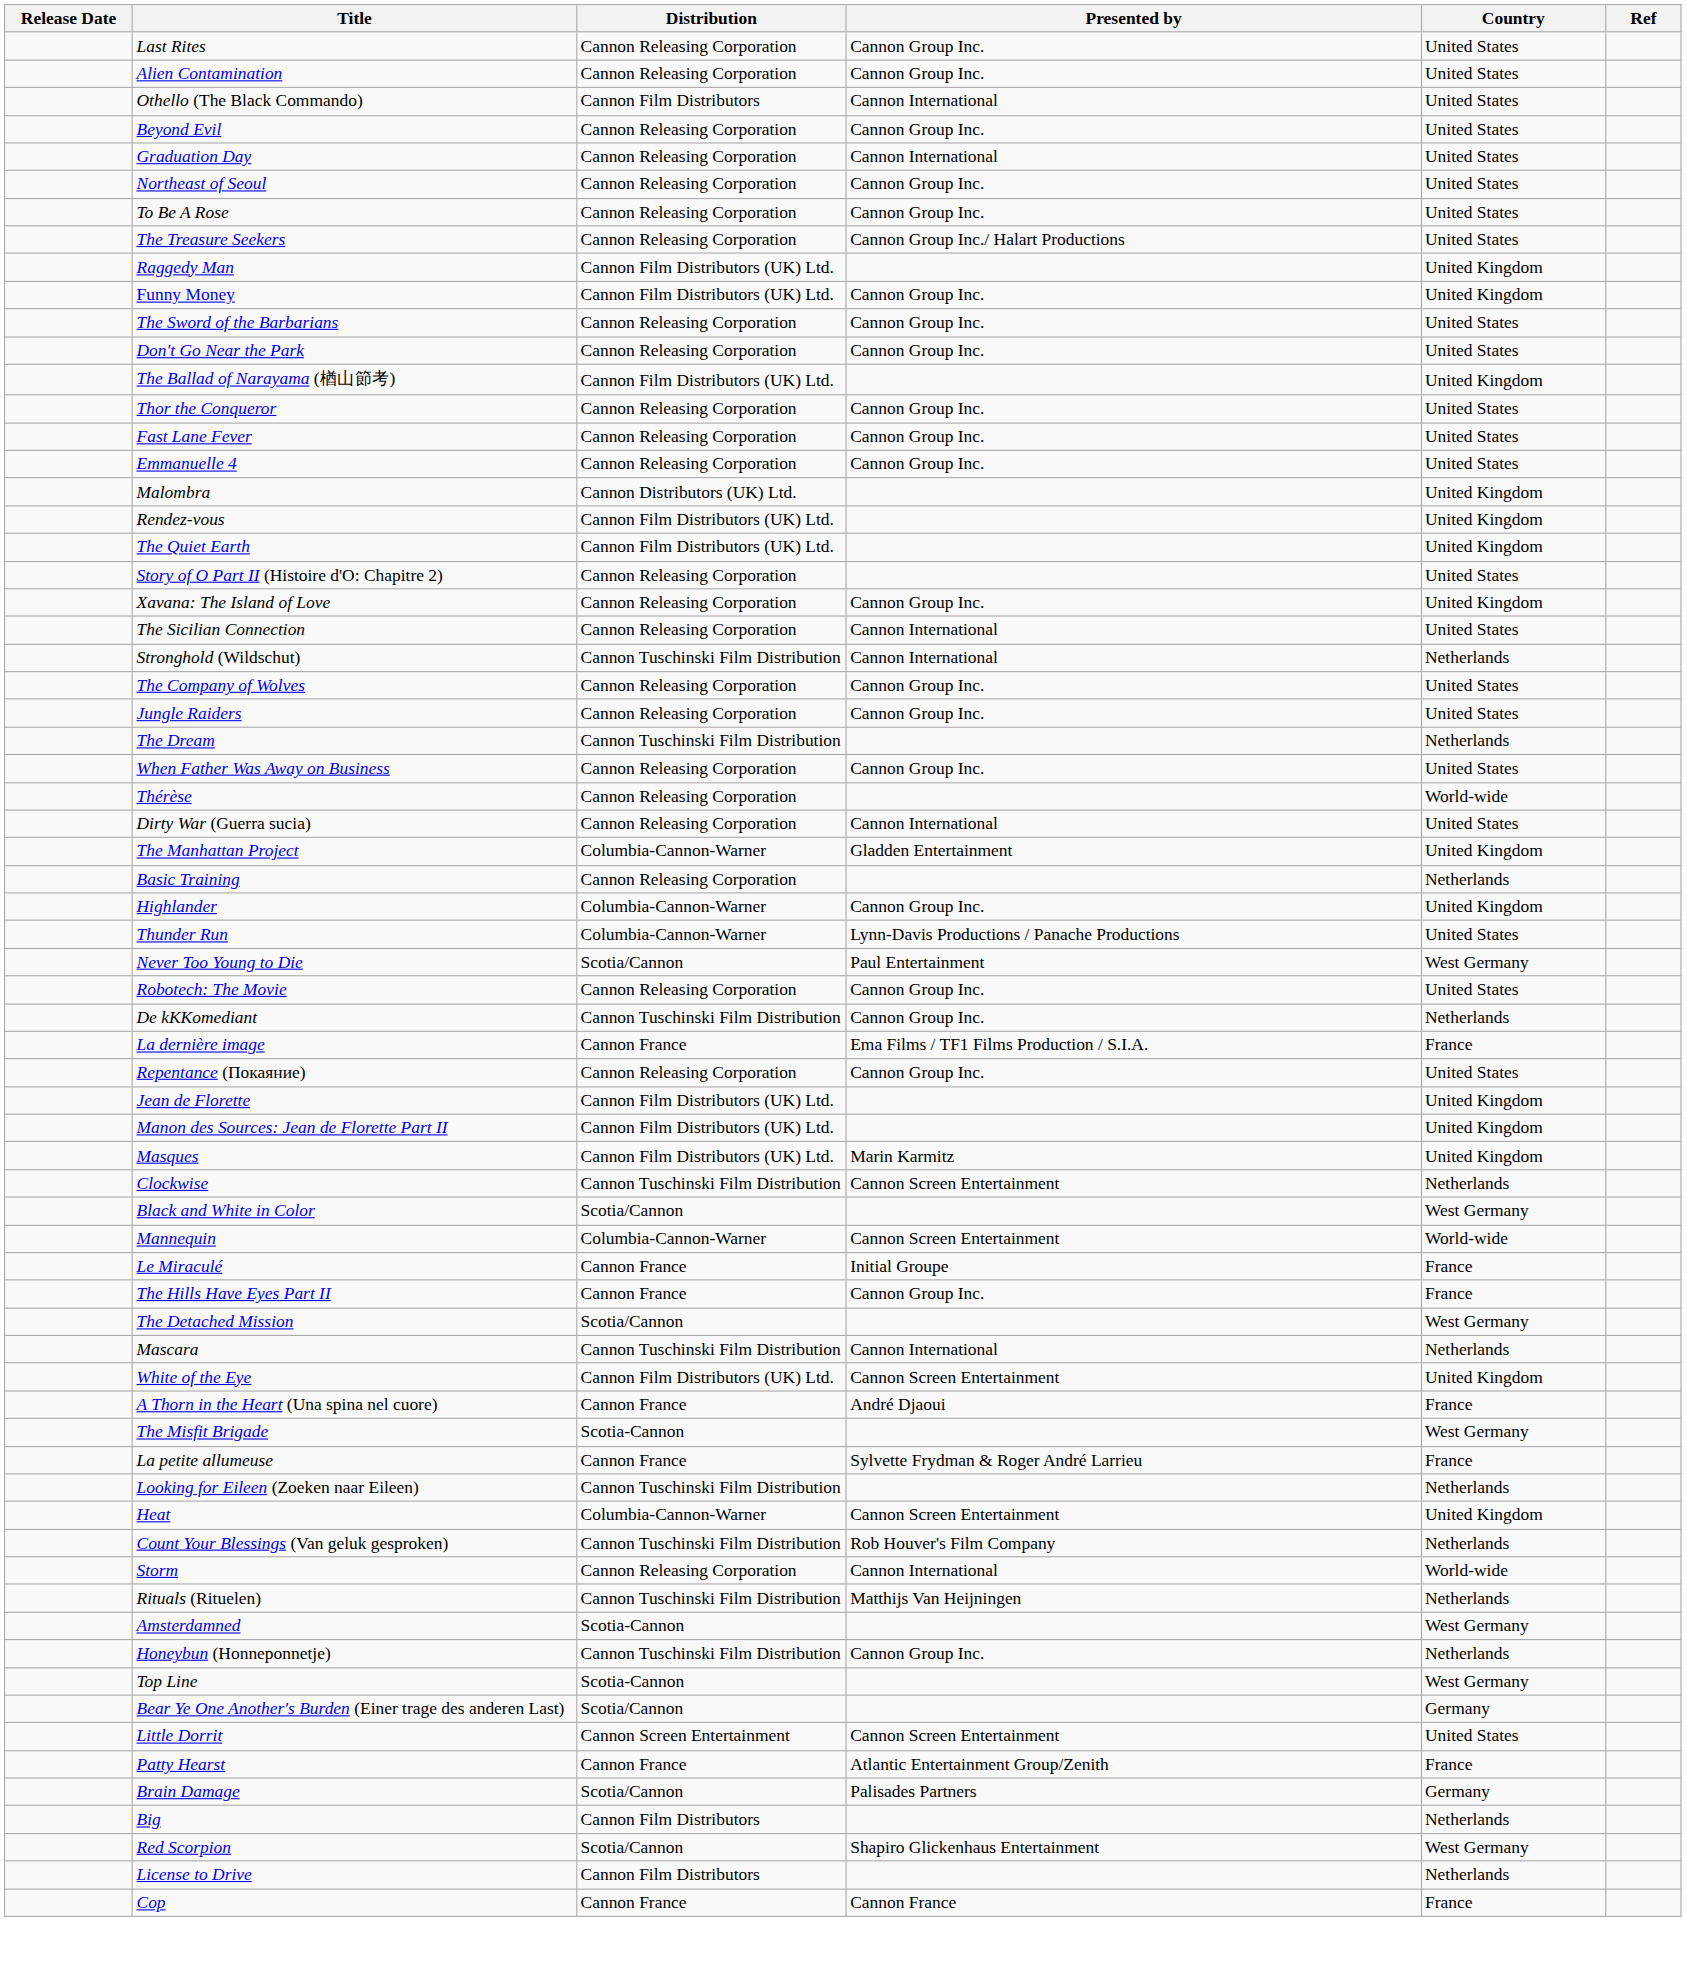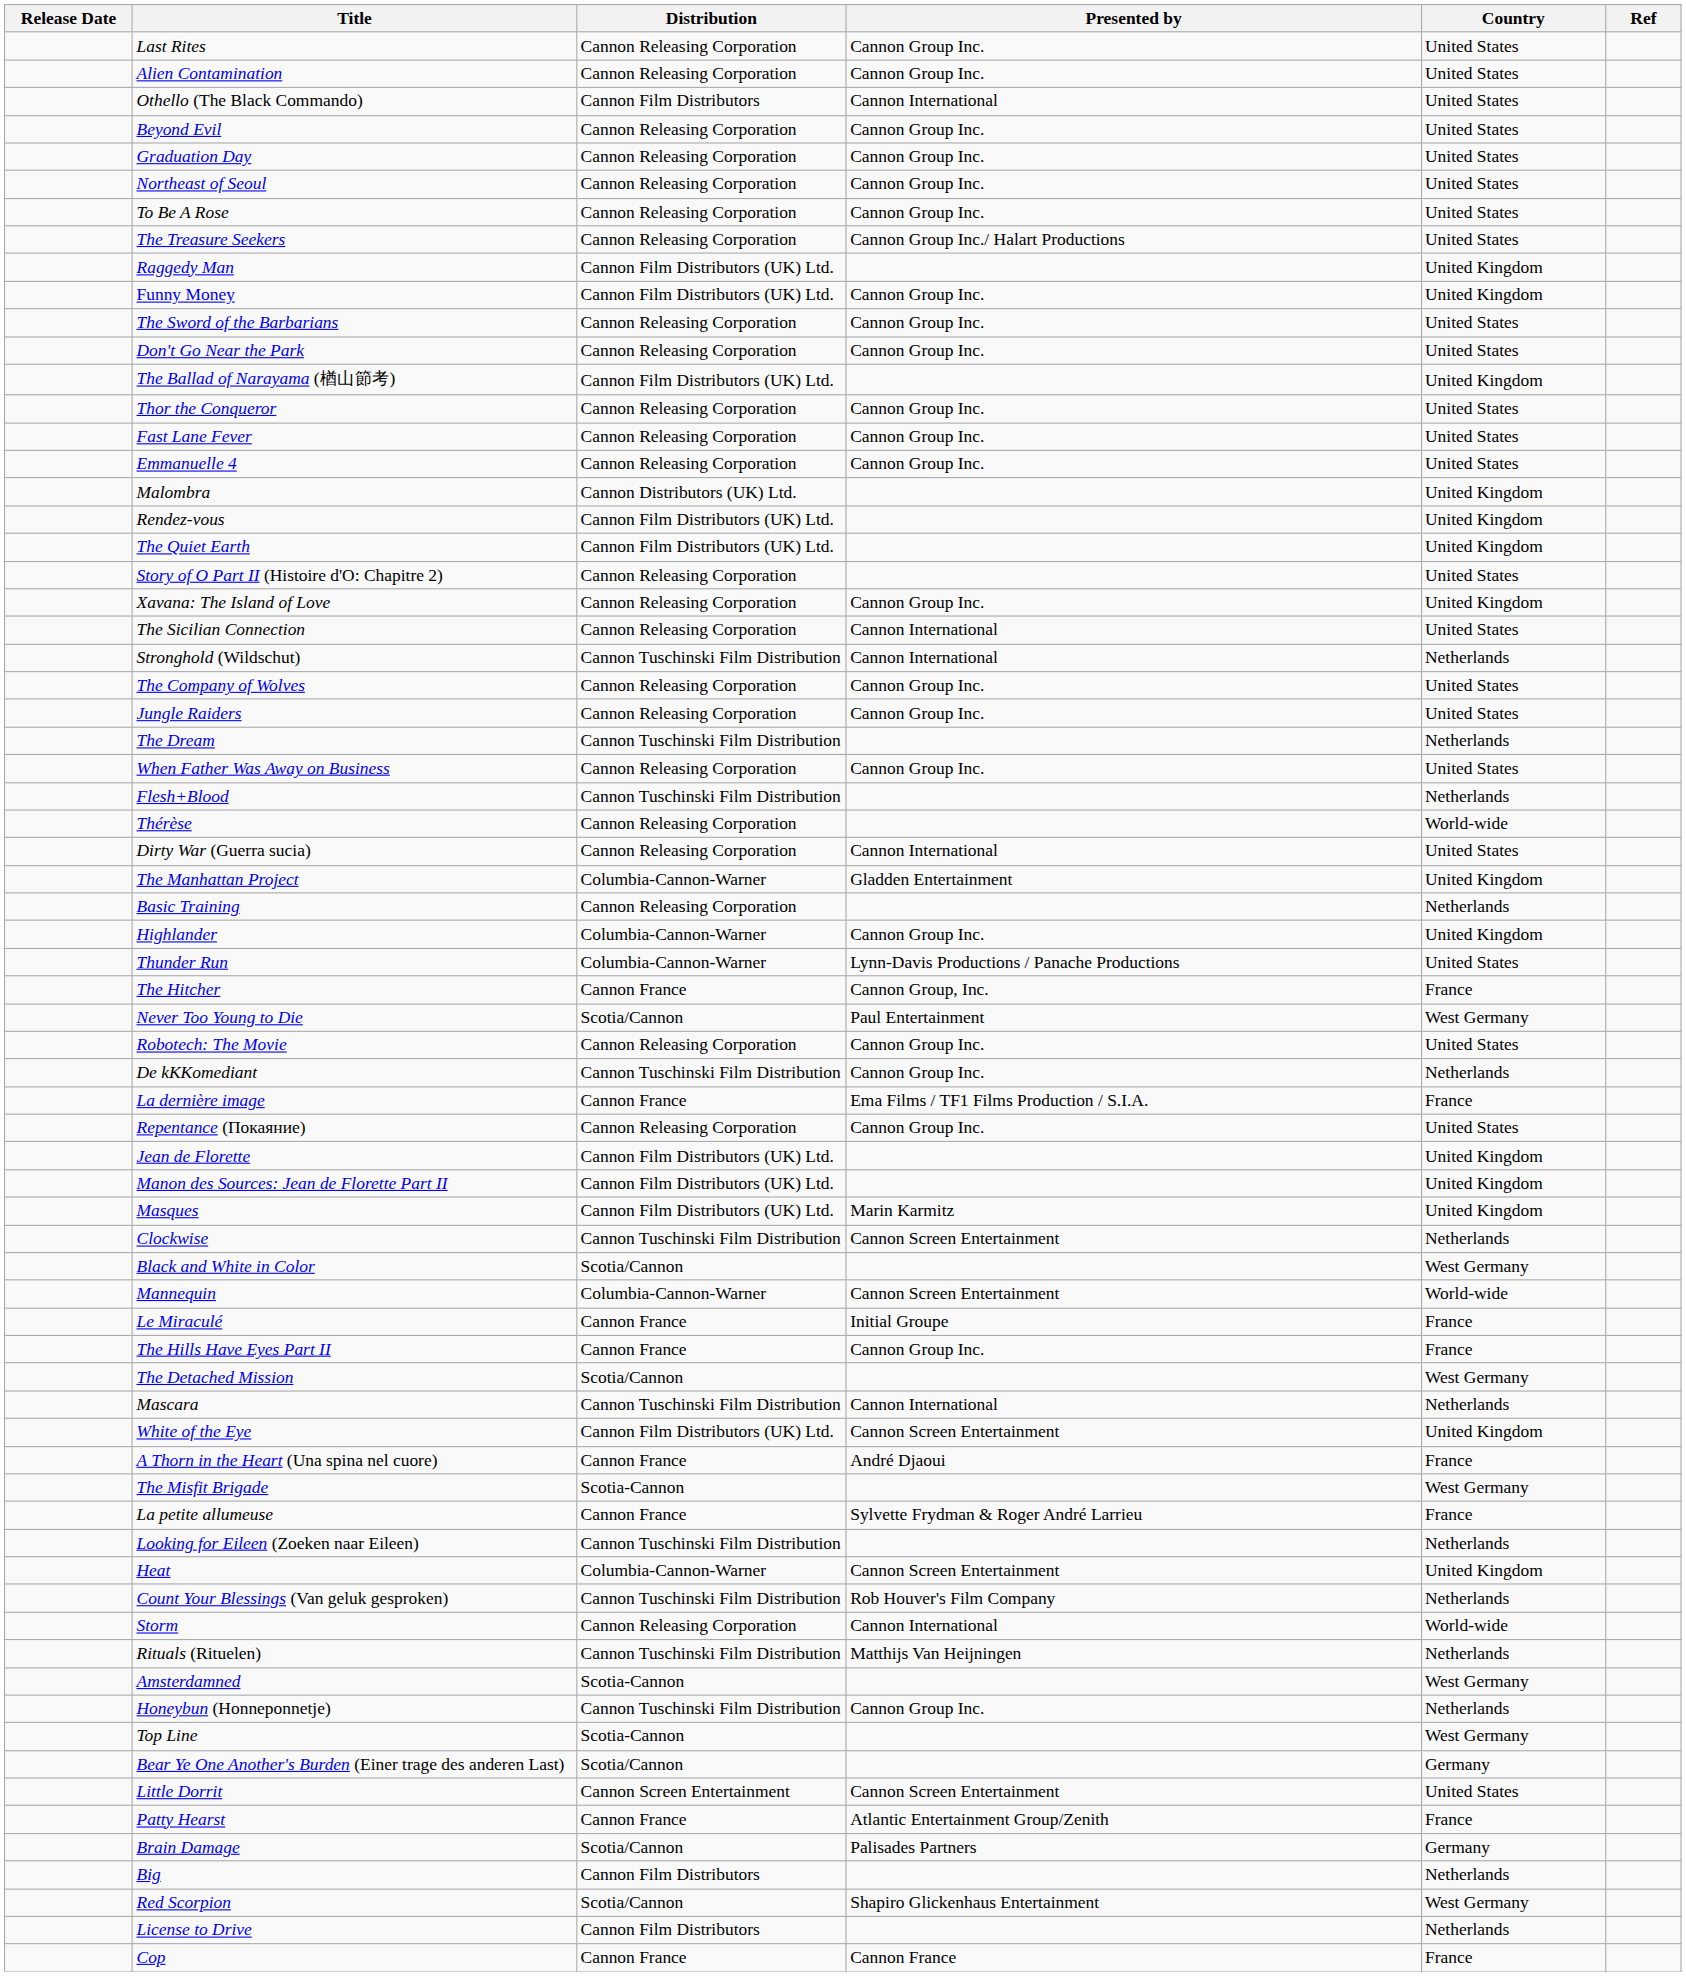(924, 156) Cannon International -> (917, 156) Cannon Group Inc.
+ row: (183, 796)
+ row: (178, 989)
